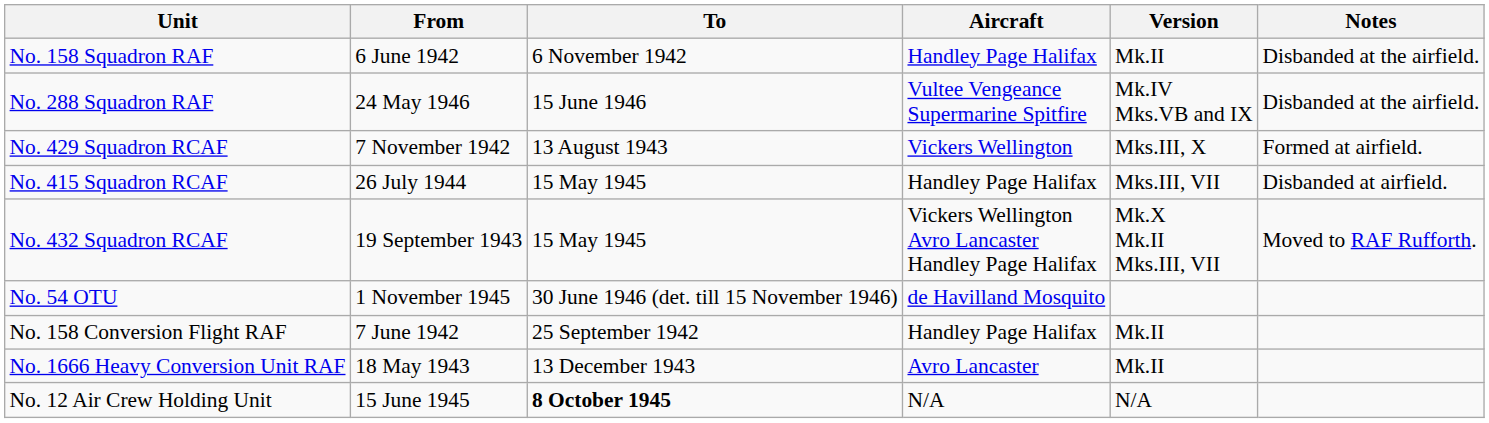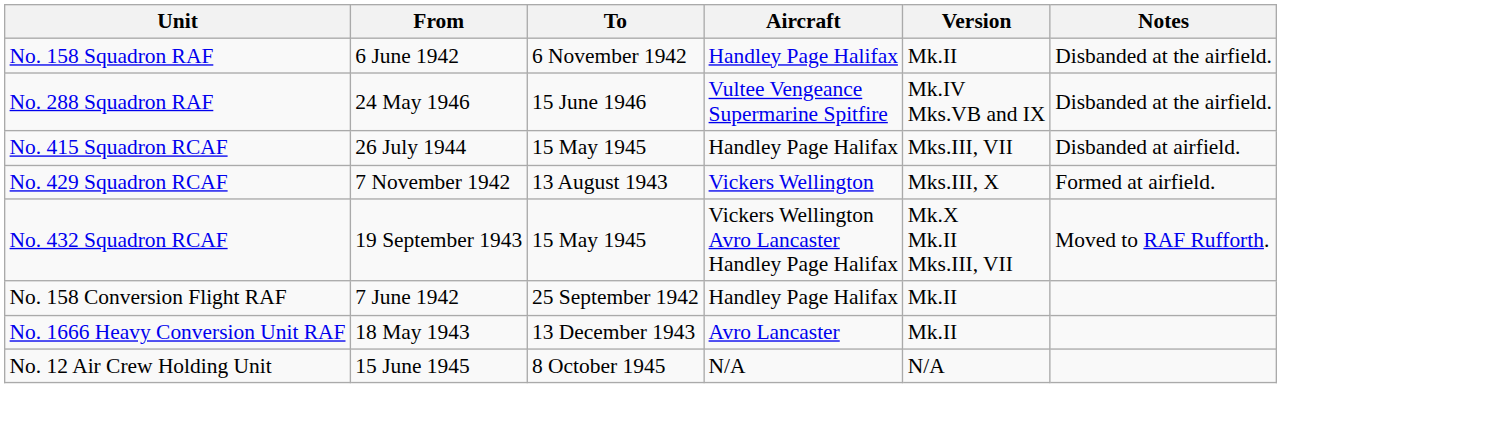rows swapped: (119, 181) <-> (119, 147)
- row: (64, 297)
(601, 399) bold -> (599, 365) normal
